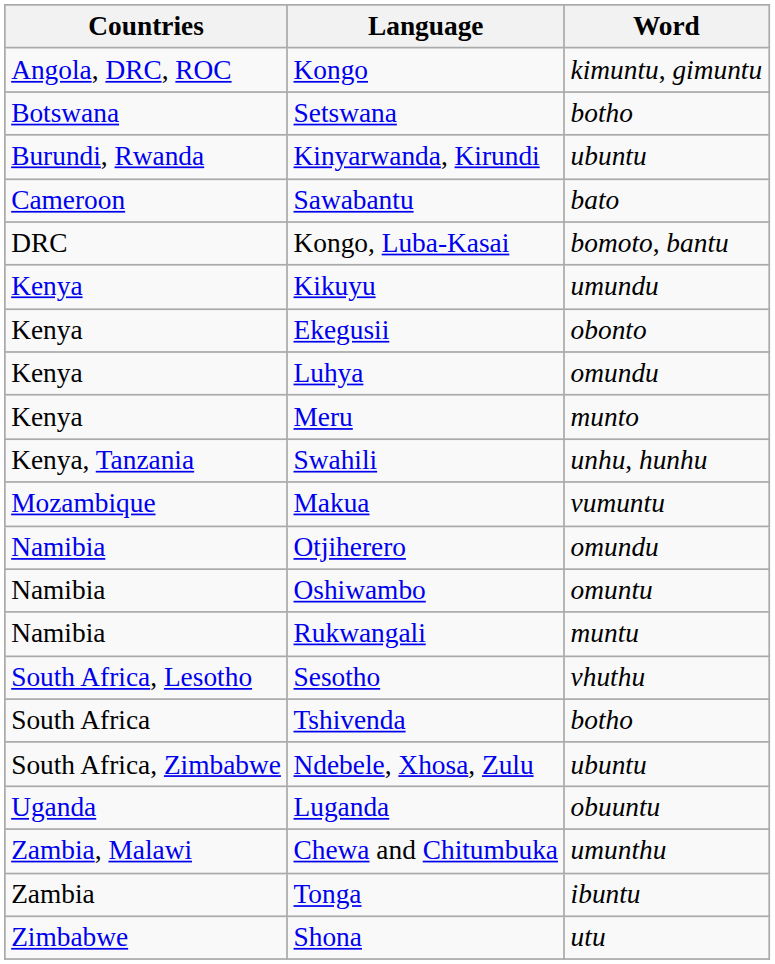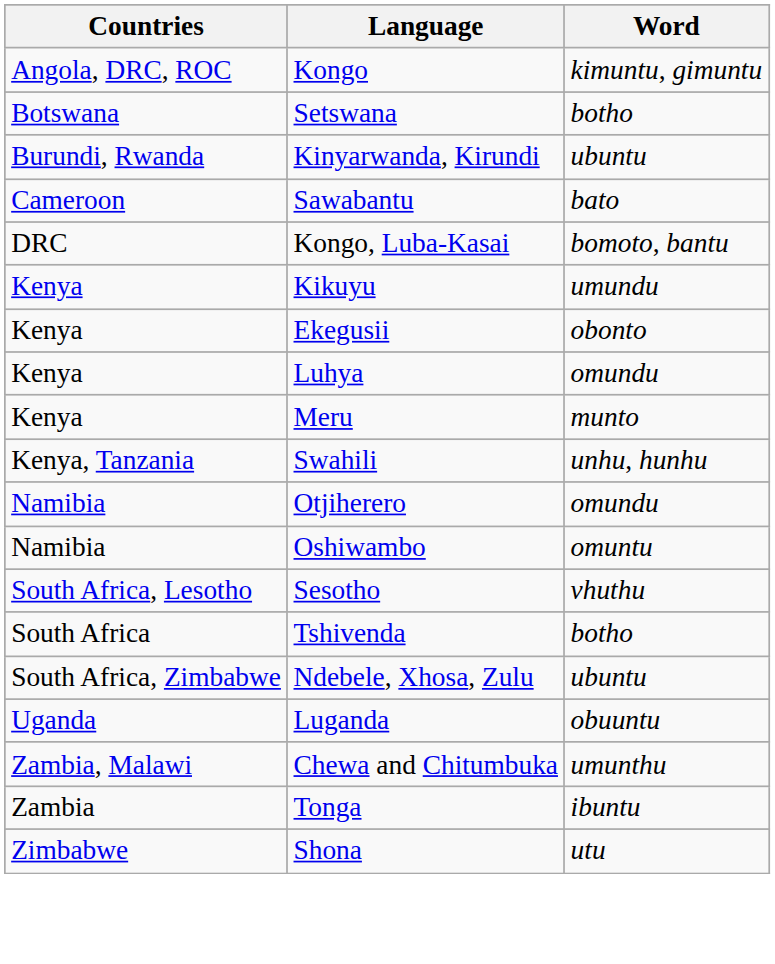- row: (332, 503)
- row: (360, 633)
